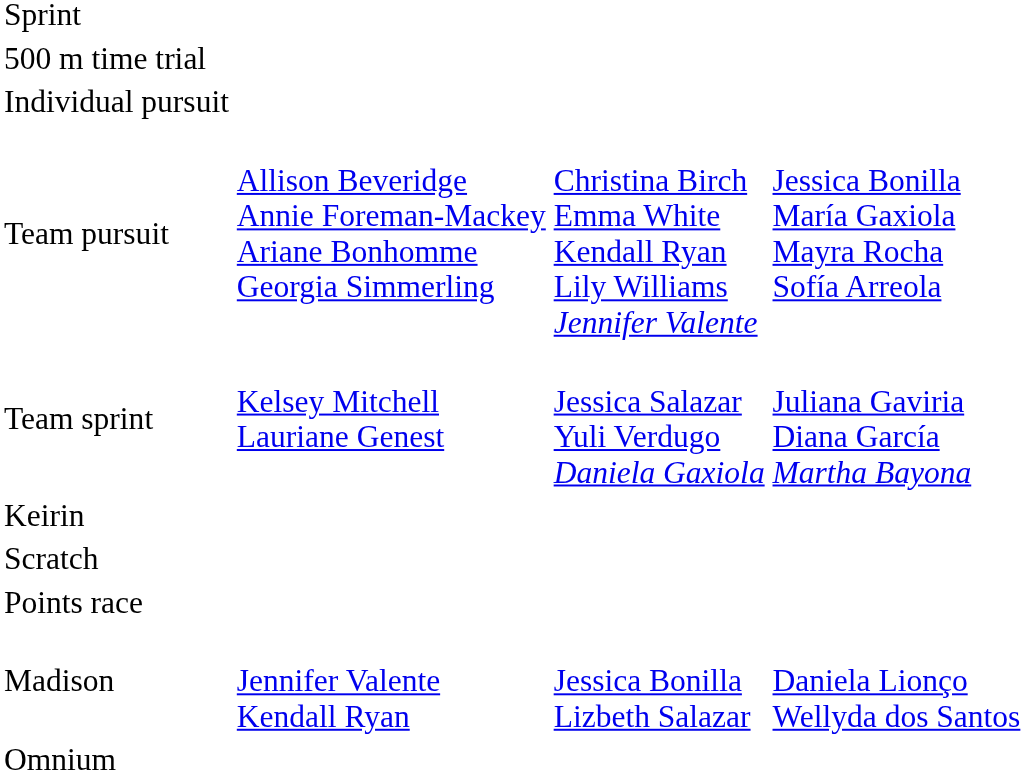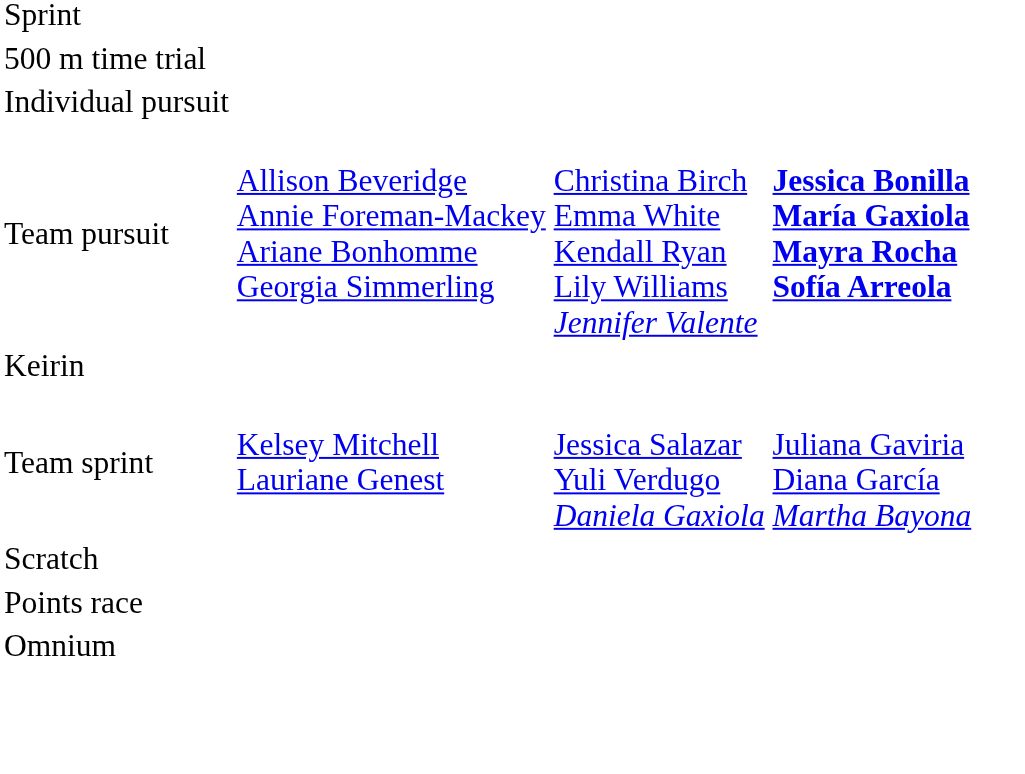(867, 233) normal -> (871, 233) bold
rows swapped: (79, 419) <-> (44, 515)
- row: (59, 681)
